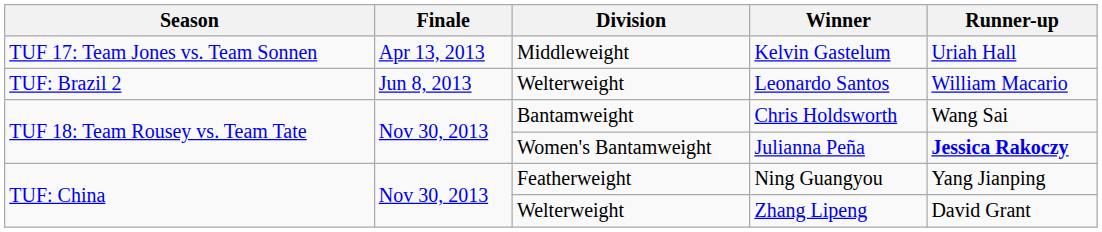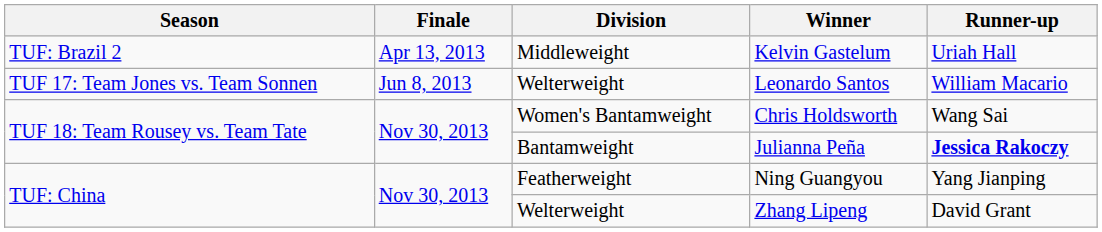(163, 52) TUF 17: Team Jones vs. Team Sonnen -> (65, 52) TUF: Brazil 2
(65, 83) TUF: Brazil 2 -> (163, 83) TUF 17: Team Jones vs. Team Sonnen
(575, 115) Bantamweight -> (614, 115) Women's Bantamweight
(614, 147) Women's Bantamweight -> (575, 147) Bantamweight
